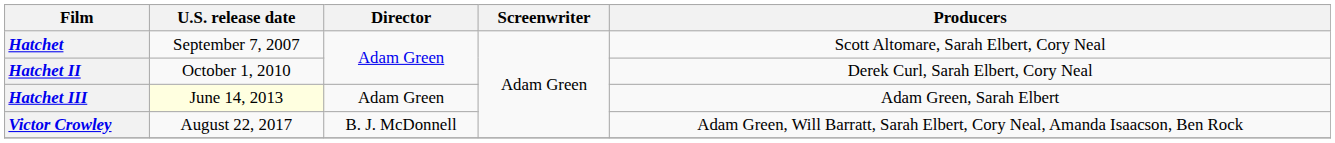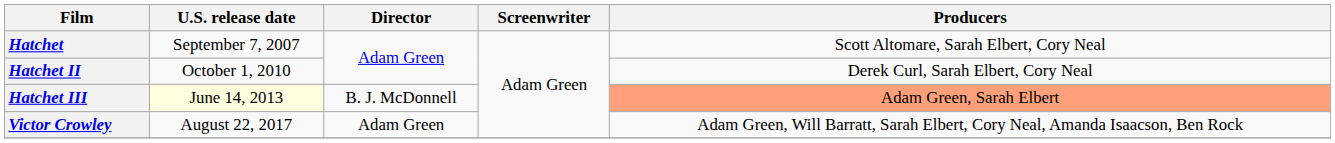(401, 97) Adam Green -> (401, 97) B. J. McDonnell
(970, 97) no background -> (970, 97) lightsalmon background
(401, 124) B. J. McDonnell -> (401, 124) Adam Green
